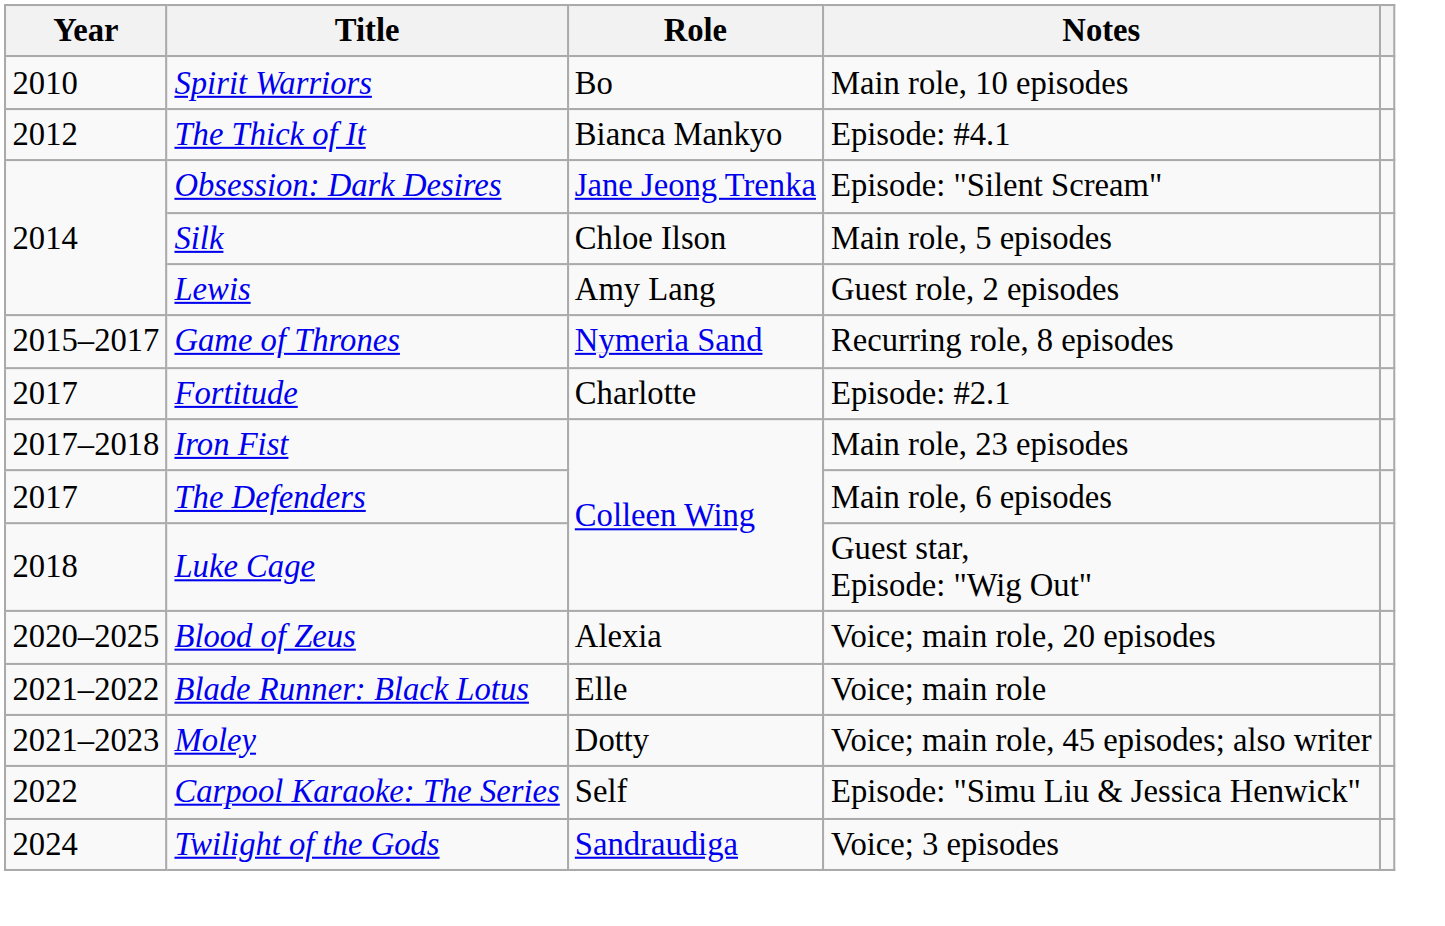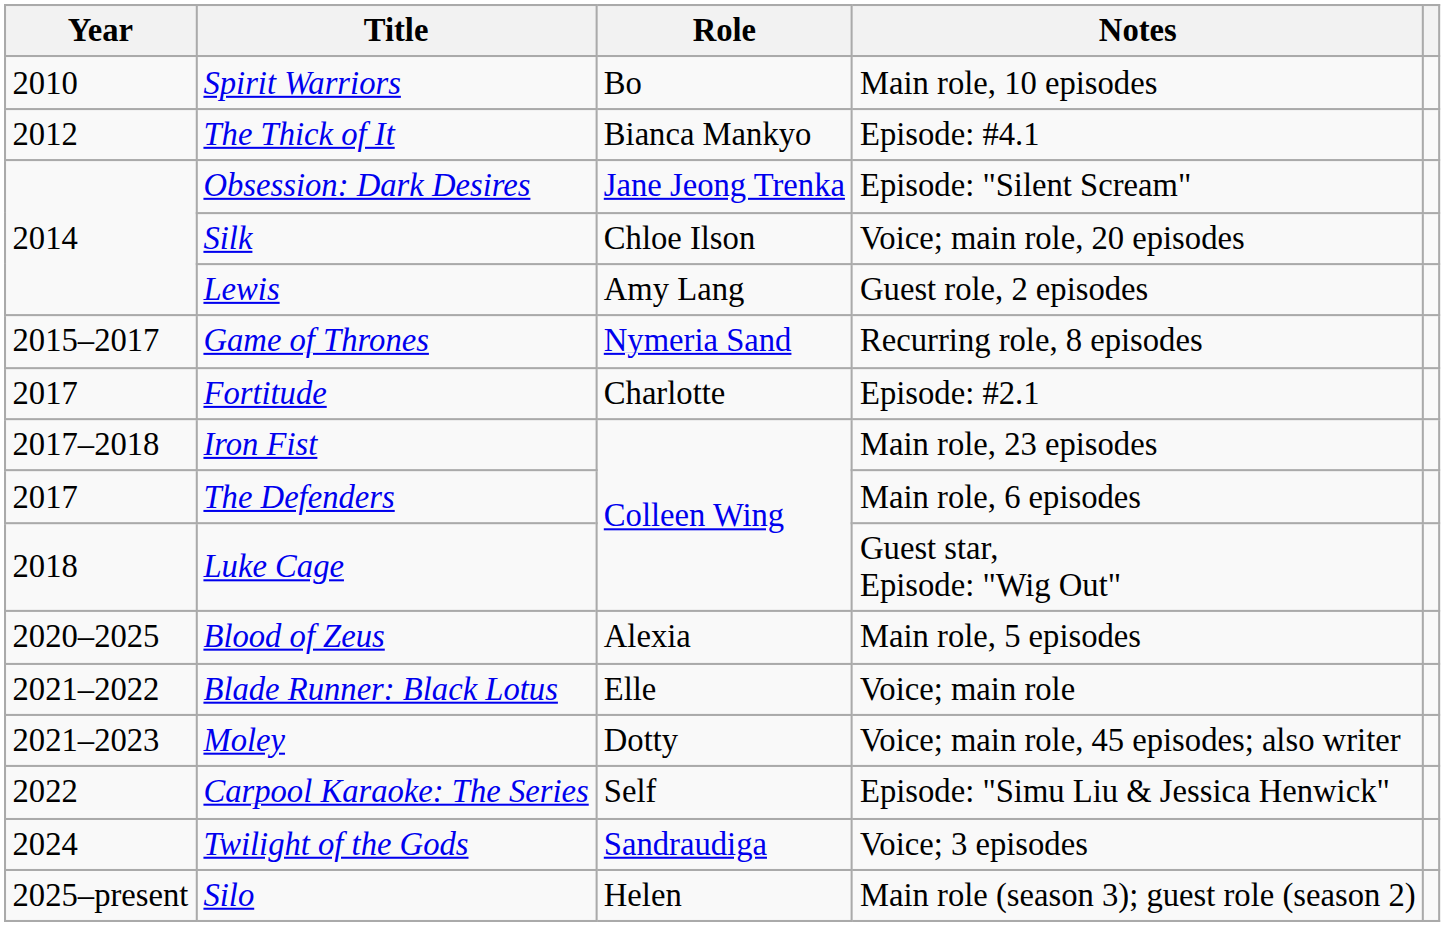(972, 237) Main role, 5 episodes -> (1052, 237) Voice; main role, 20 episodes
(1023, 636) Voice; main role, 20 episodes -> (1001, 636) Main role, 5 episodes
+ row: (229, 895)
